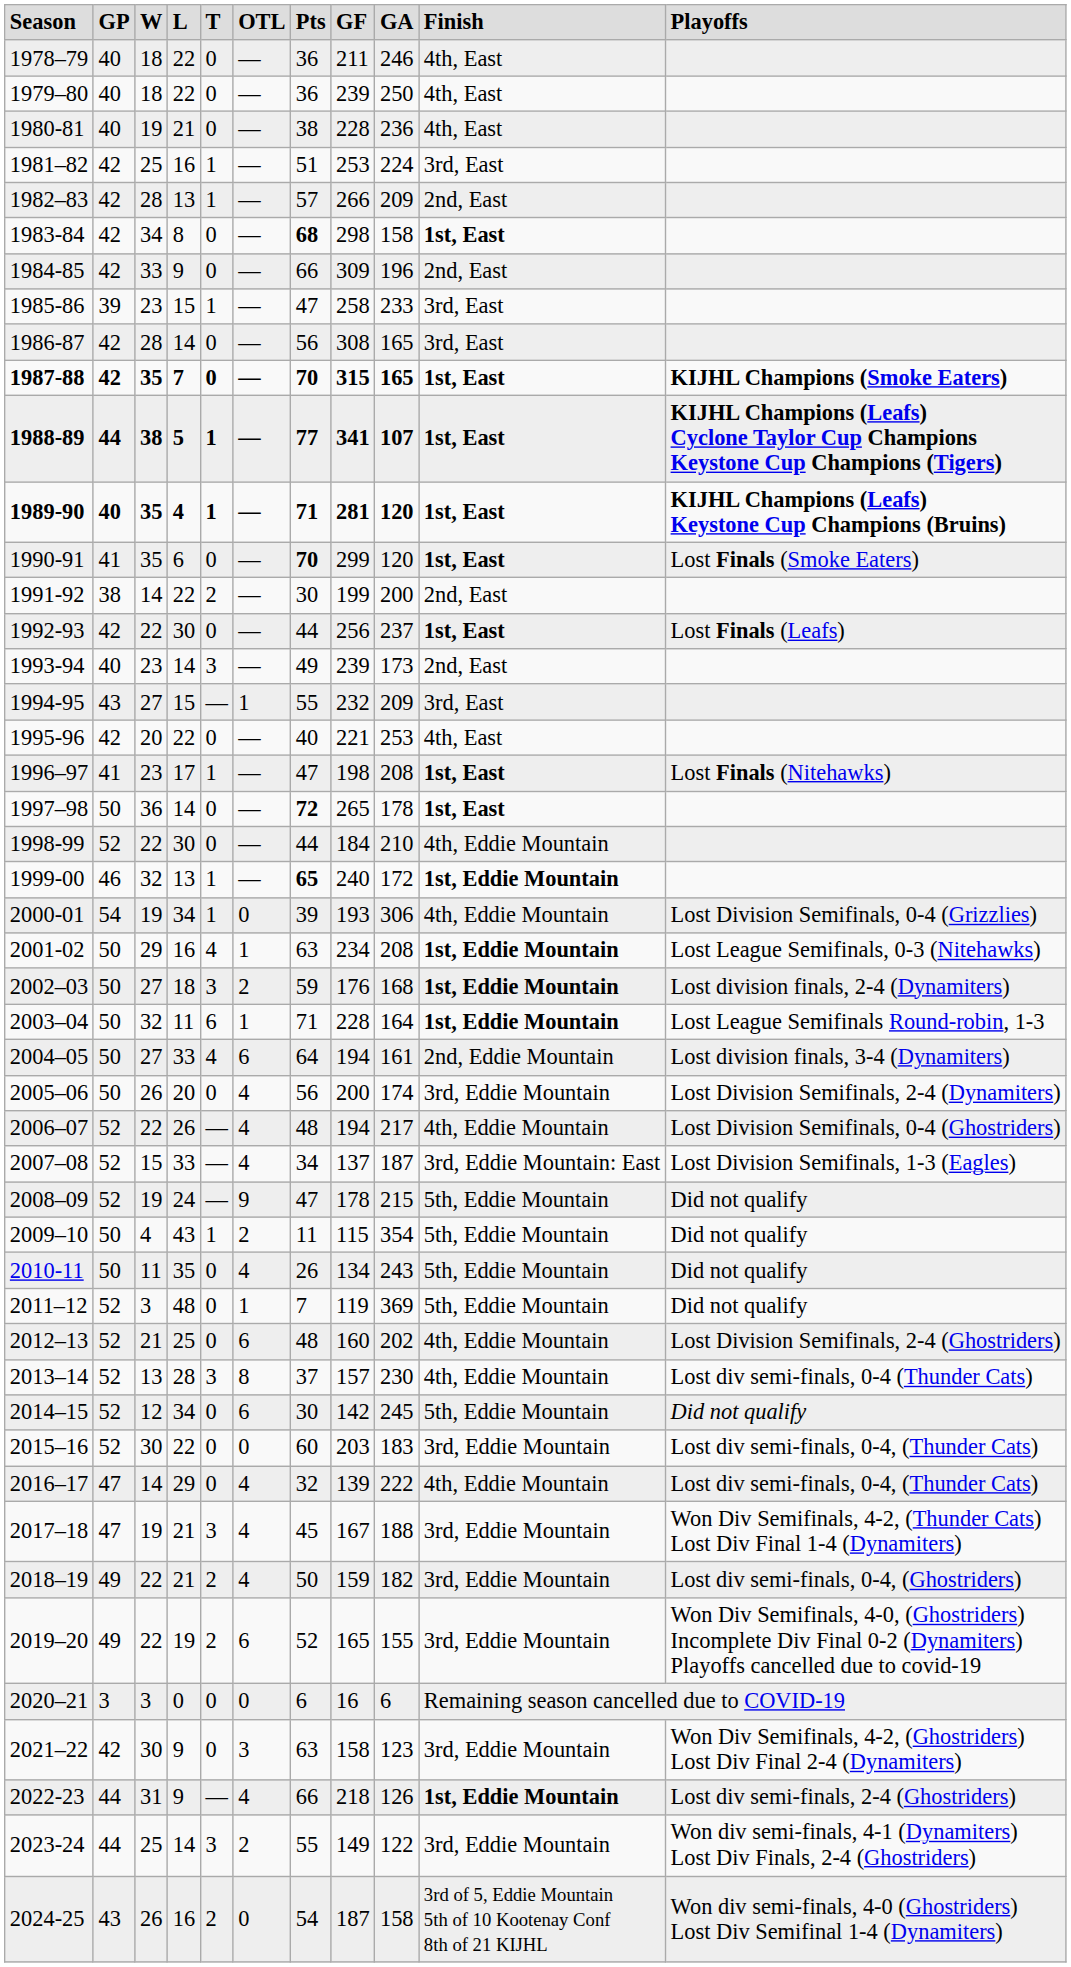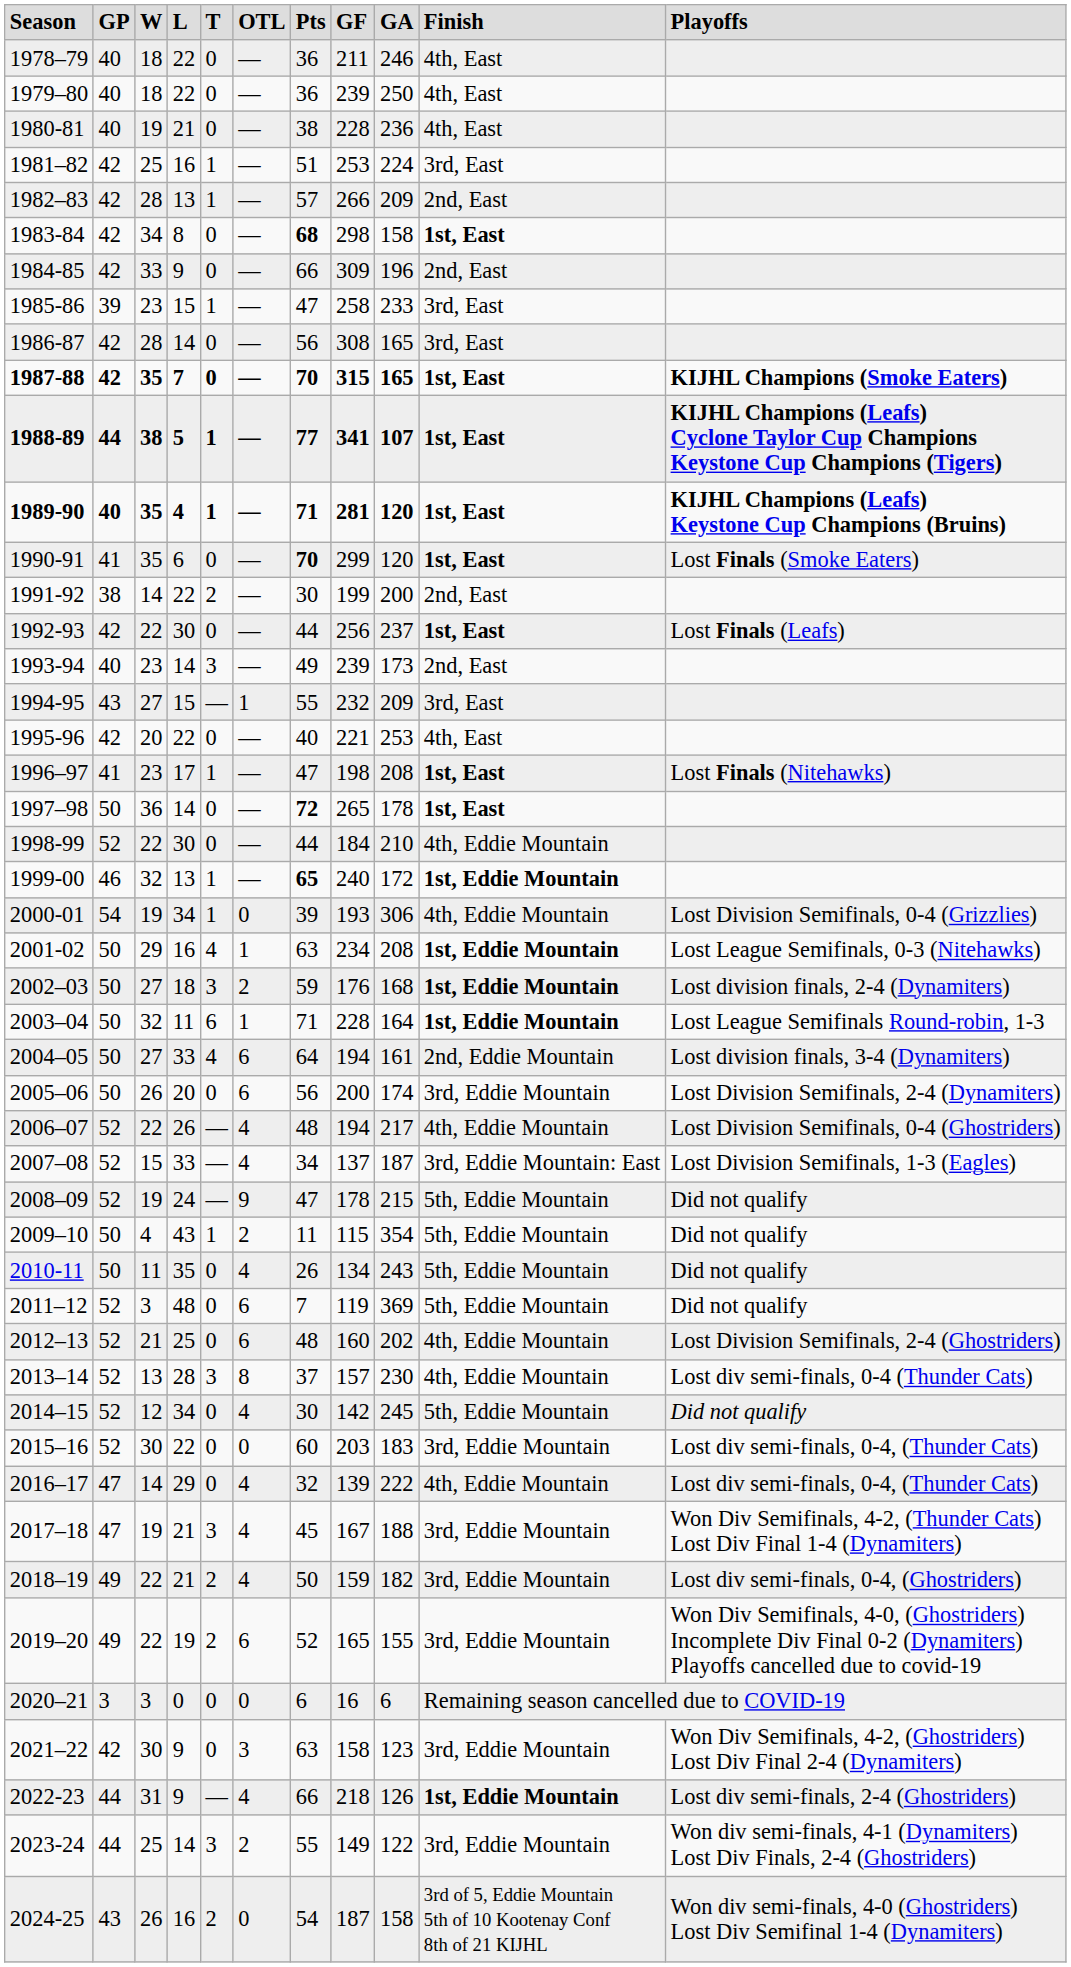(244, 1092) 4 -> (244, 1092) 6
(244, 1305) 1 -> (244, 1305) 6
(244, 1412) 6 -> (244, 1412) 4
